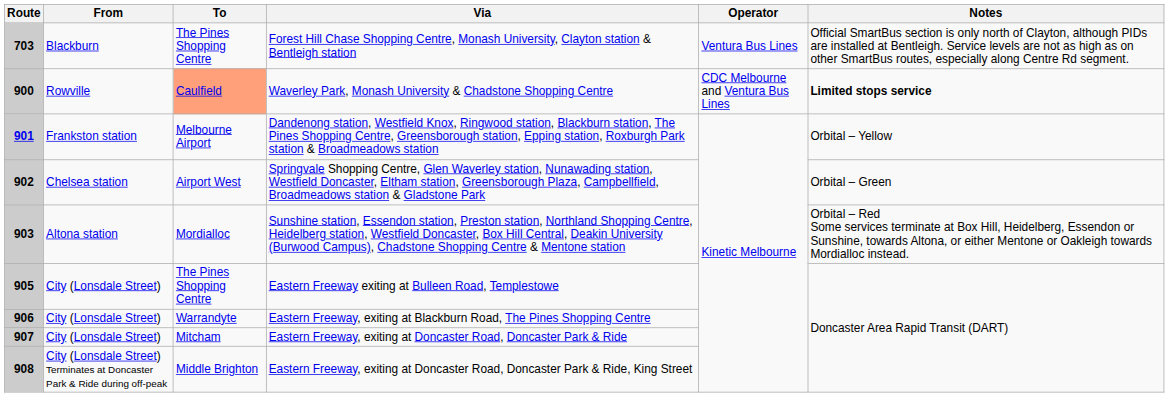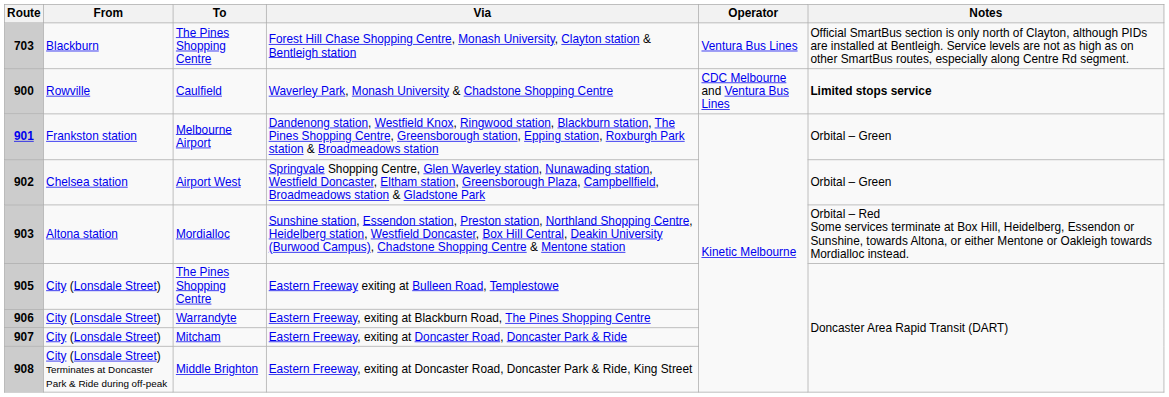(199, 91) lightsalmon background -> (199, 91) no background
(851, 136) Orbital – Yellow -> (851, 136) Orbital – Green
